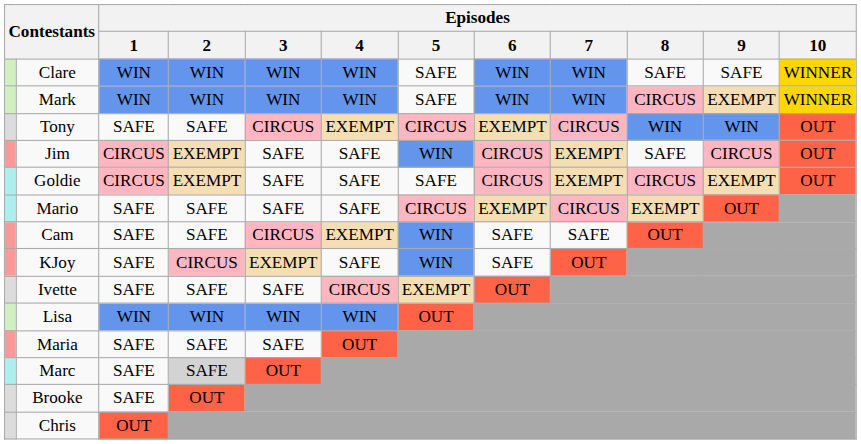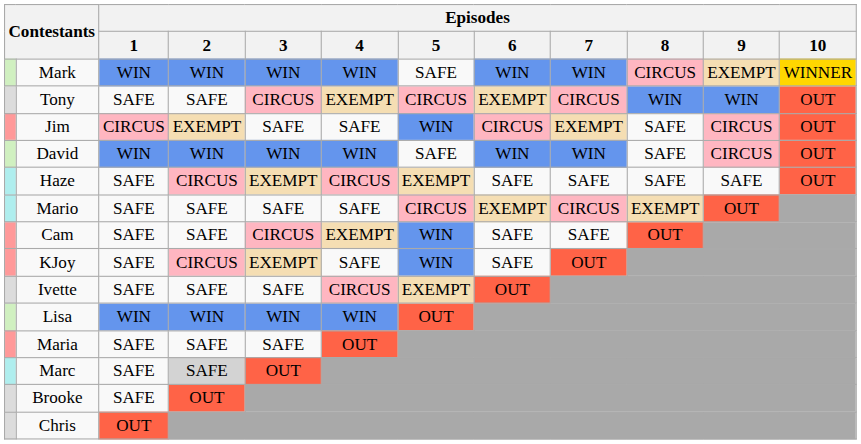- row: (57, 72)
- row: (57, 180)
+ row: (57, 153)
+ row: (57, 180)
